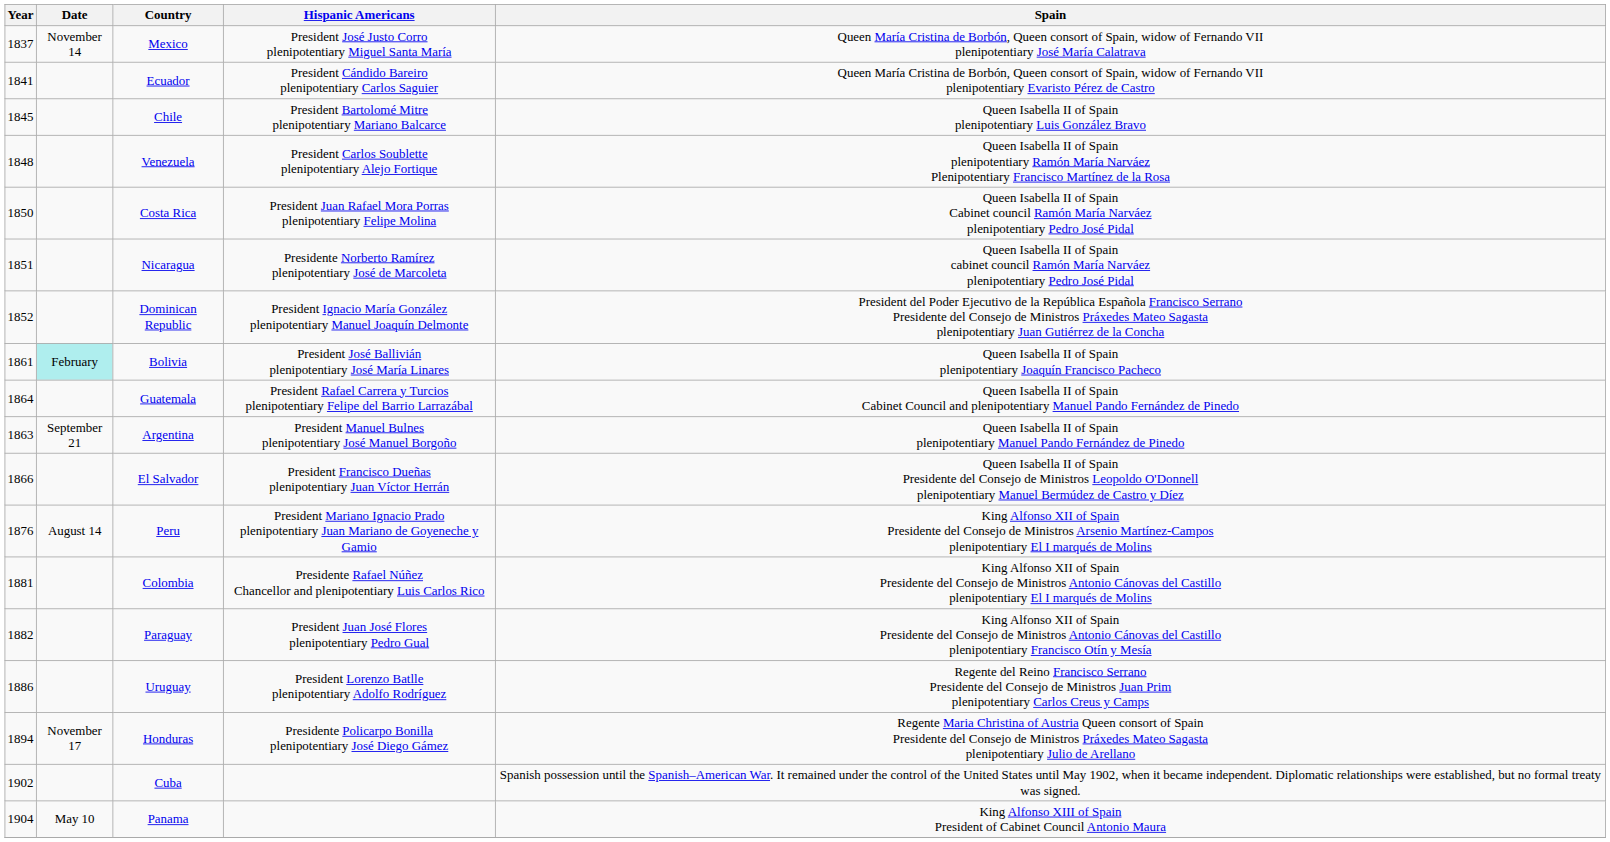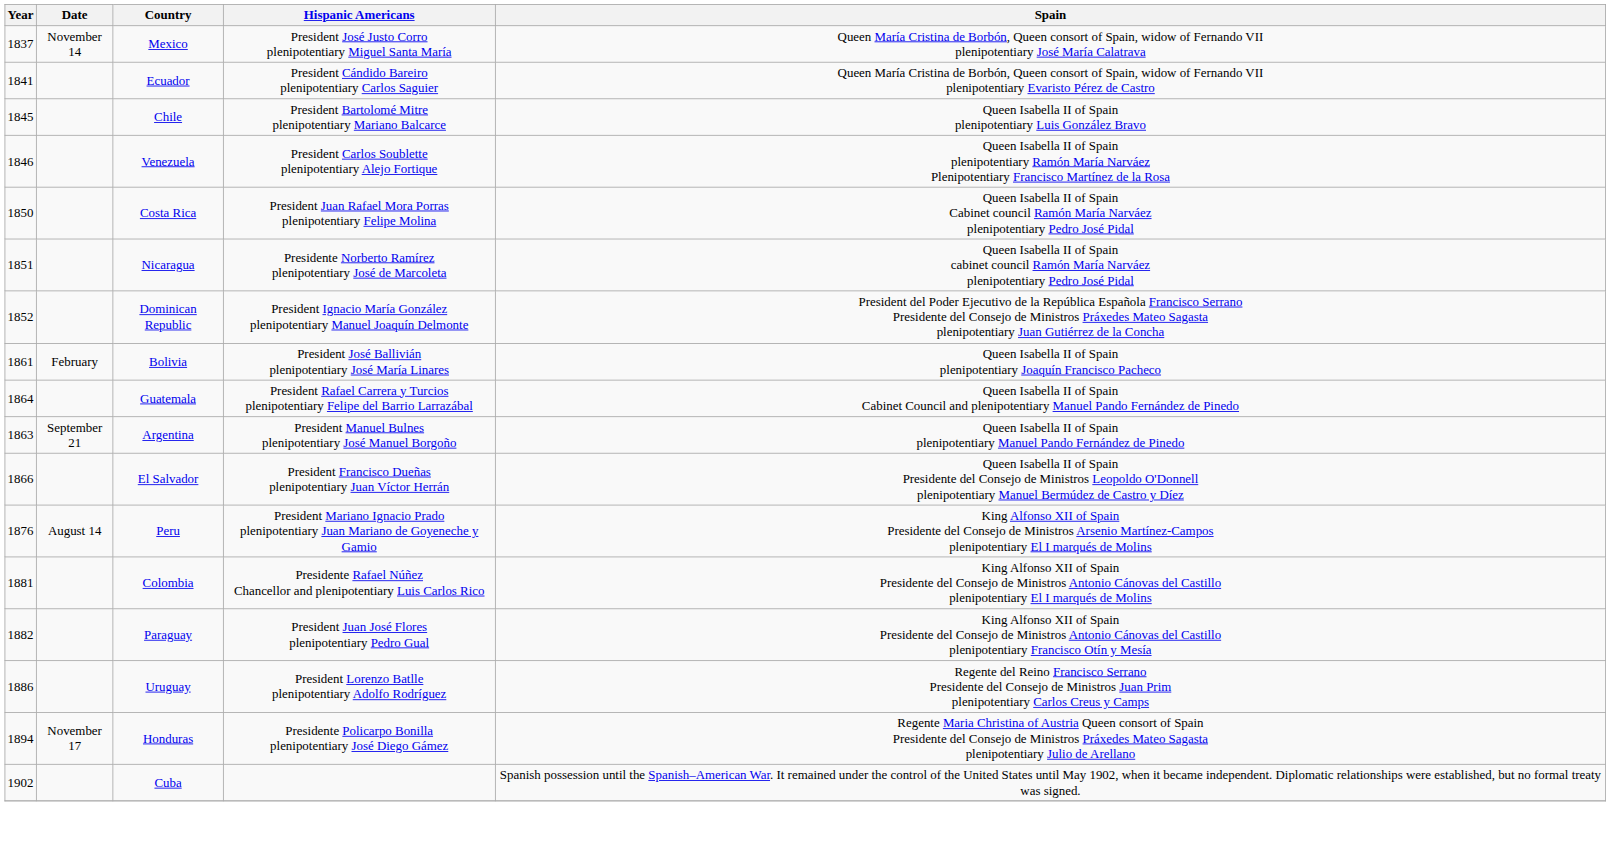(20, 161) 1848 -> (20, 161) 1846
(75, 361) paleturquoise background -> (75, 361) no background
- row: (168, 819)
